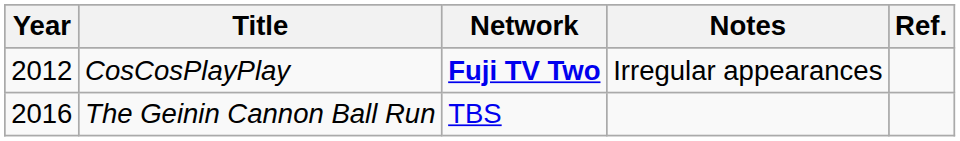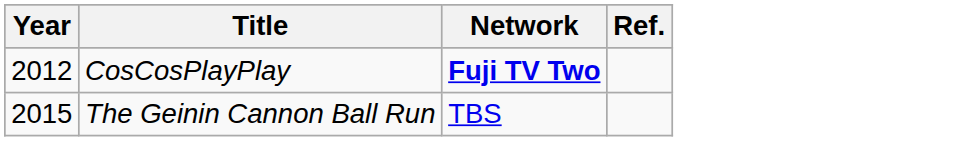- column: (748, 26)
(42, 113) 2016 -> (42, 113) 2015
